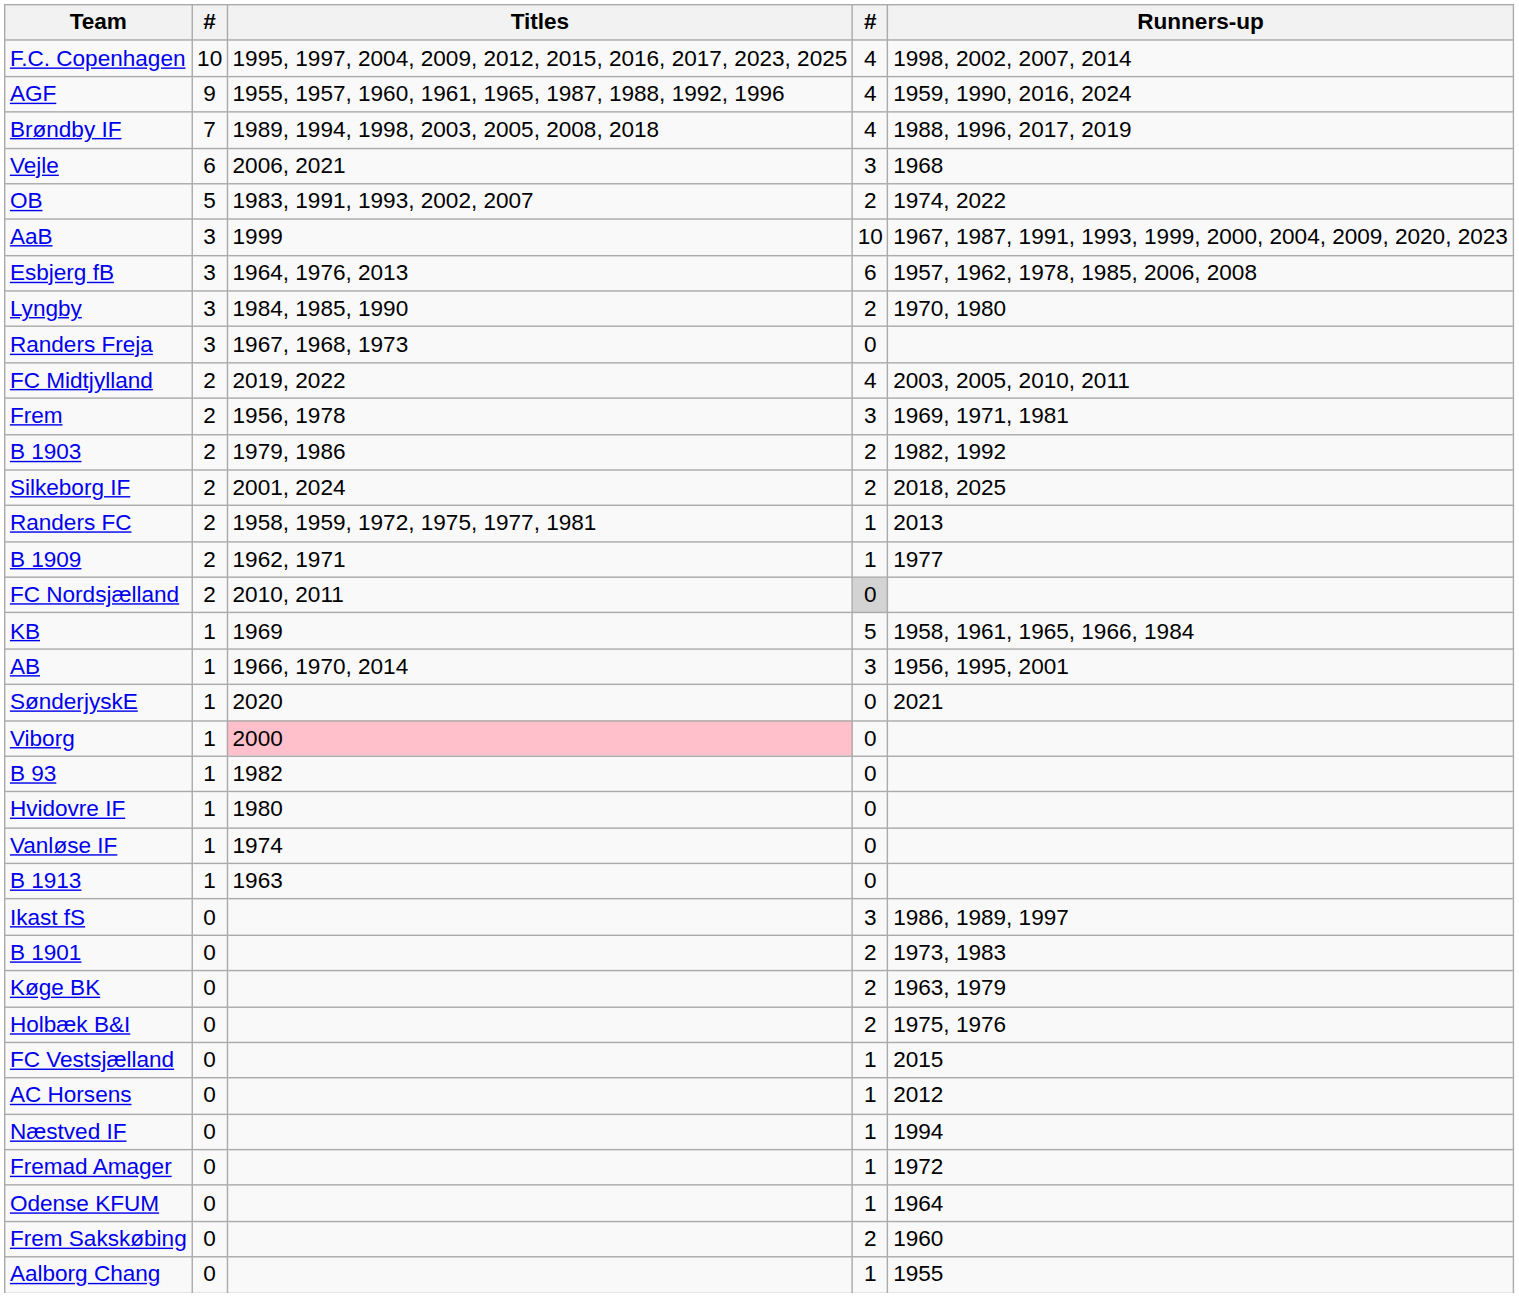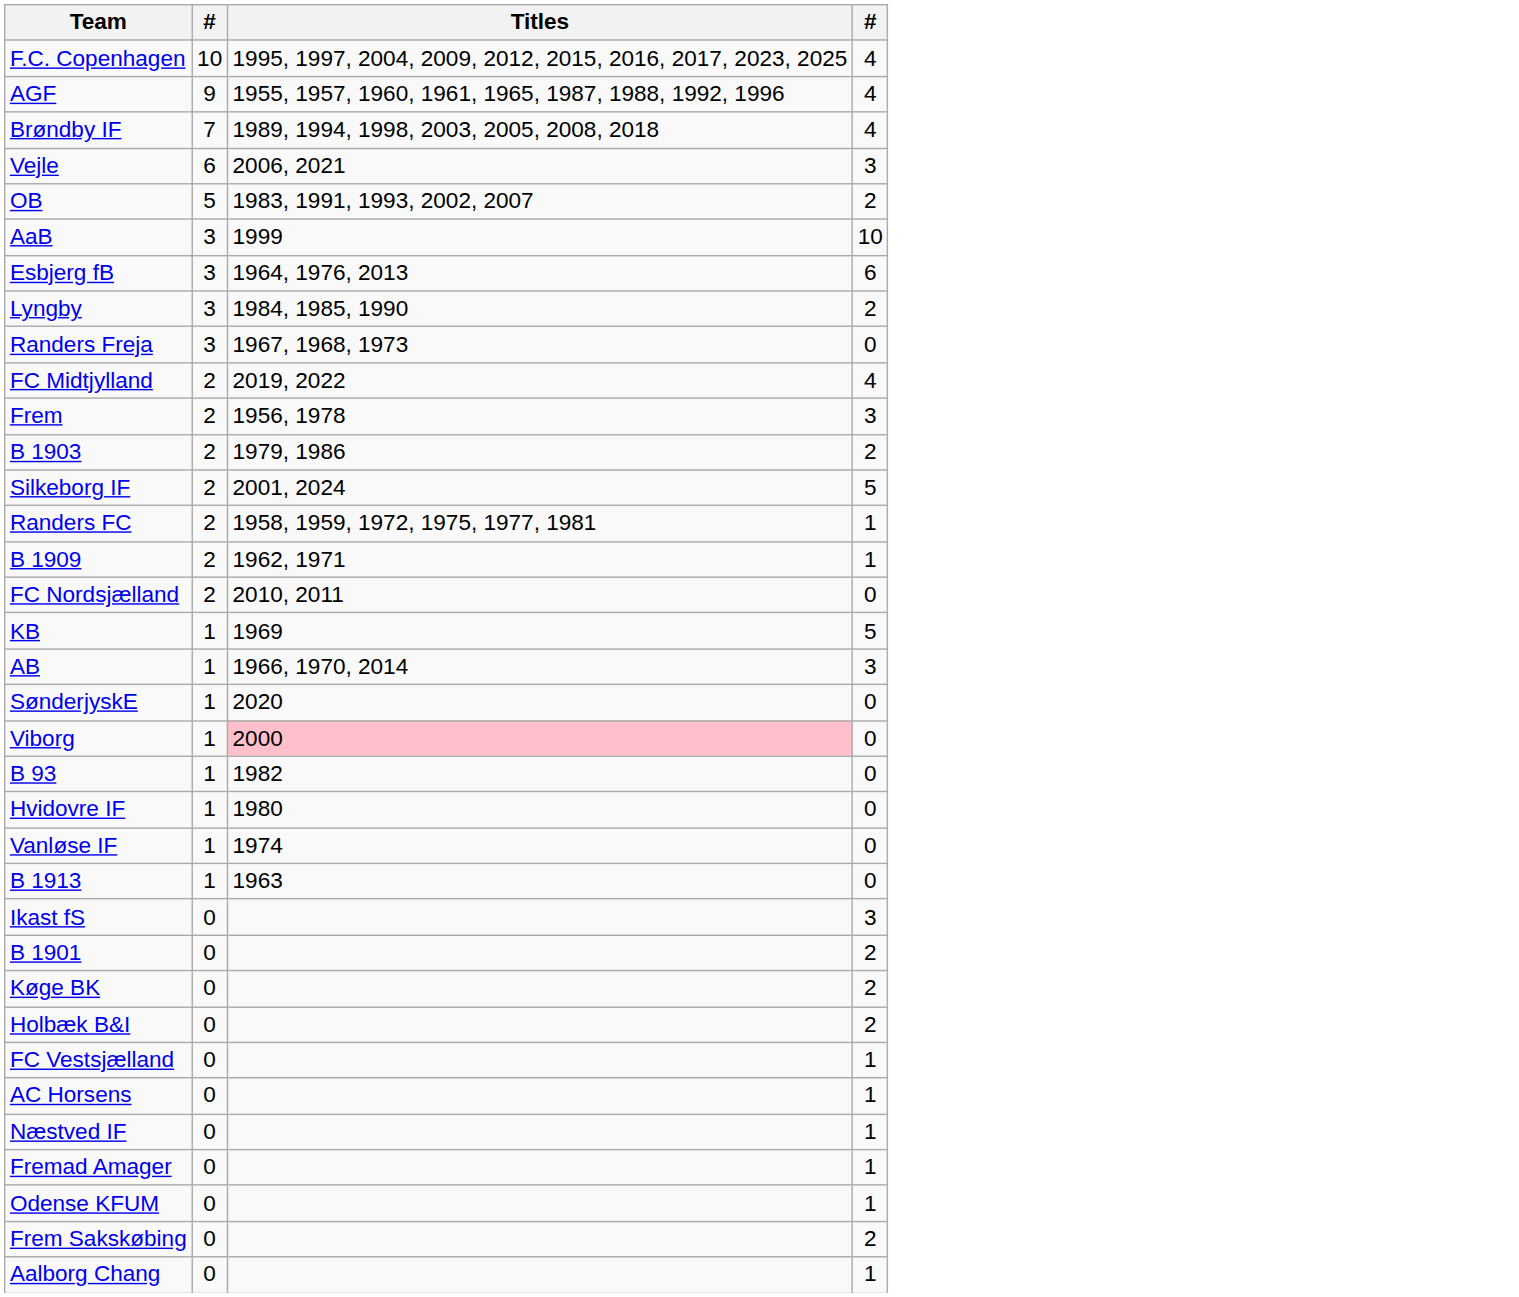- column: (1200, 22)
(870, 487) 2 -> (870, 487) 5
(870, 594) lightgrey background -> (870, 594) no background
